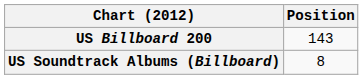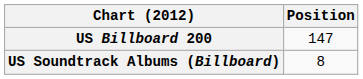(321, 39) 143 -> (321, 39) 147
